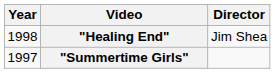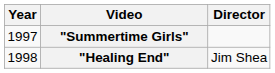rows swapped: (124, 57) <-> (124, 36)
